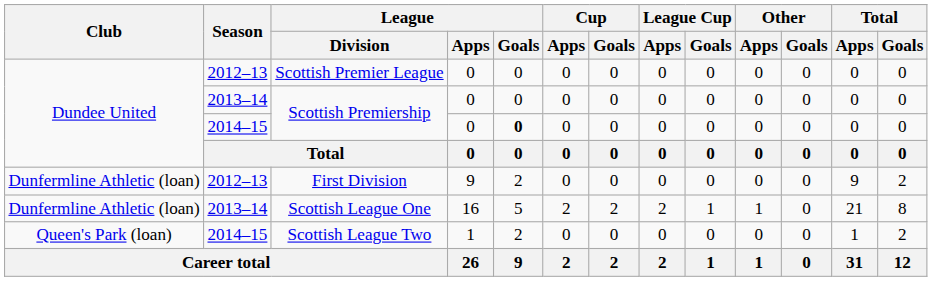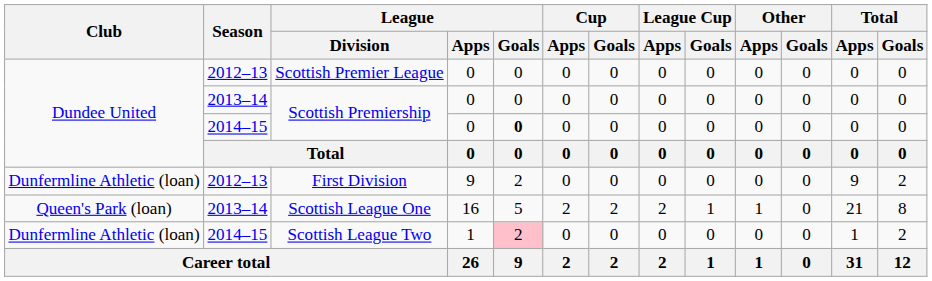(104, 208) Dunfermline Athletic (loan) -> (104, 208) Queen's Park (loan)
(104, 235) Queen's Park (loan) -> (104, 235) Dunfermline Athletic (loan)
(518, 235) no background -> (518, 235) pink background
